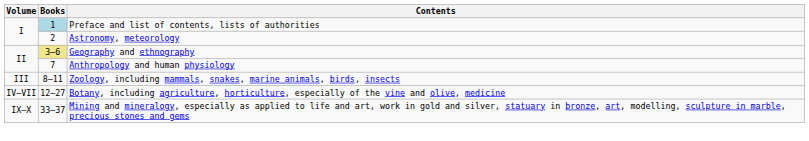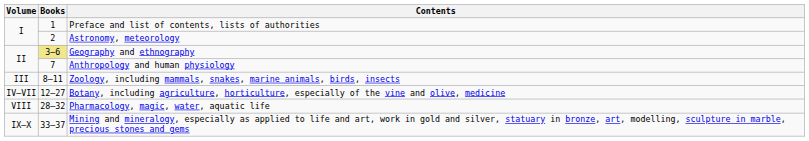(53, 25) lightblue background -> (53, 25) no background
+ row: (170, 106)
